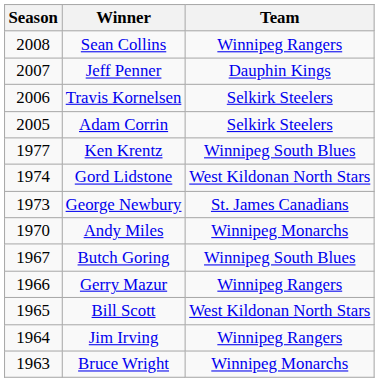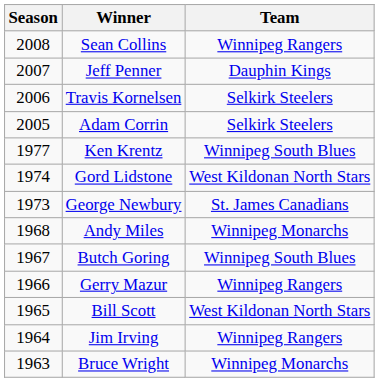(33, 230) 1970 -> (33, 230) 1968
